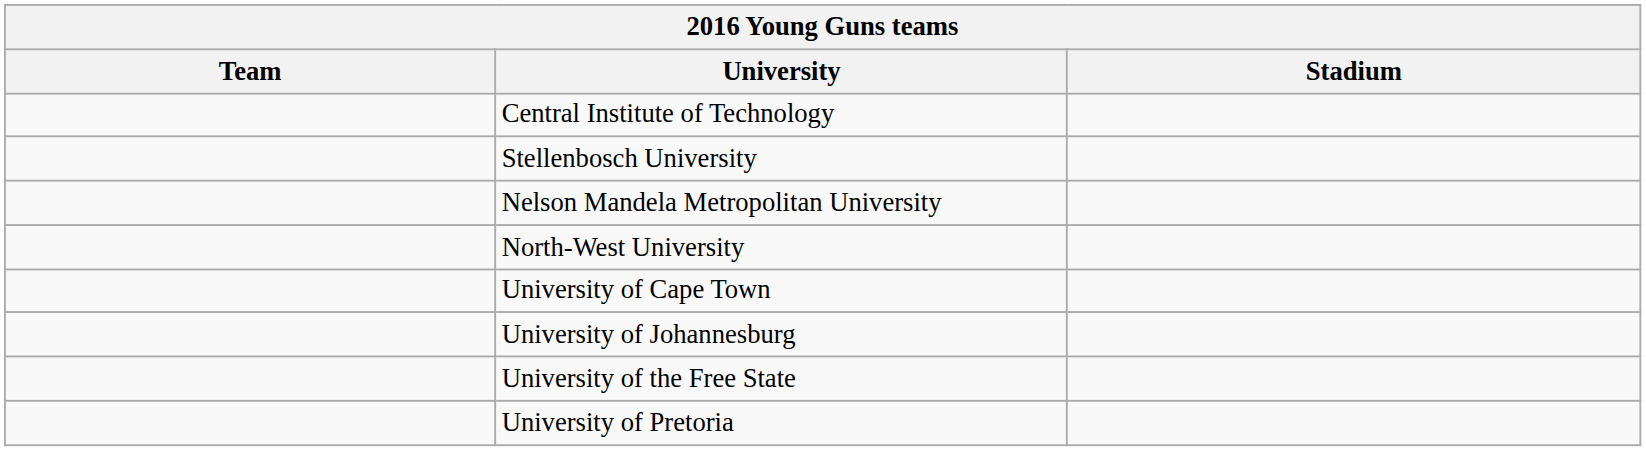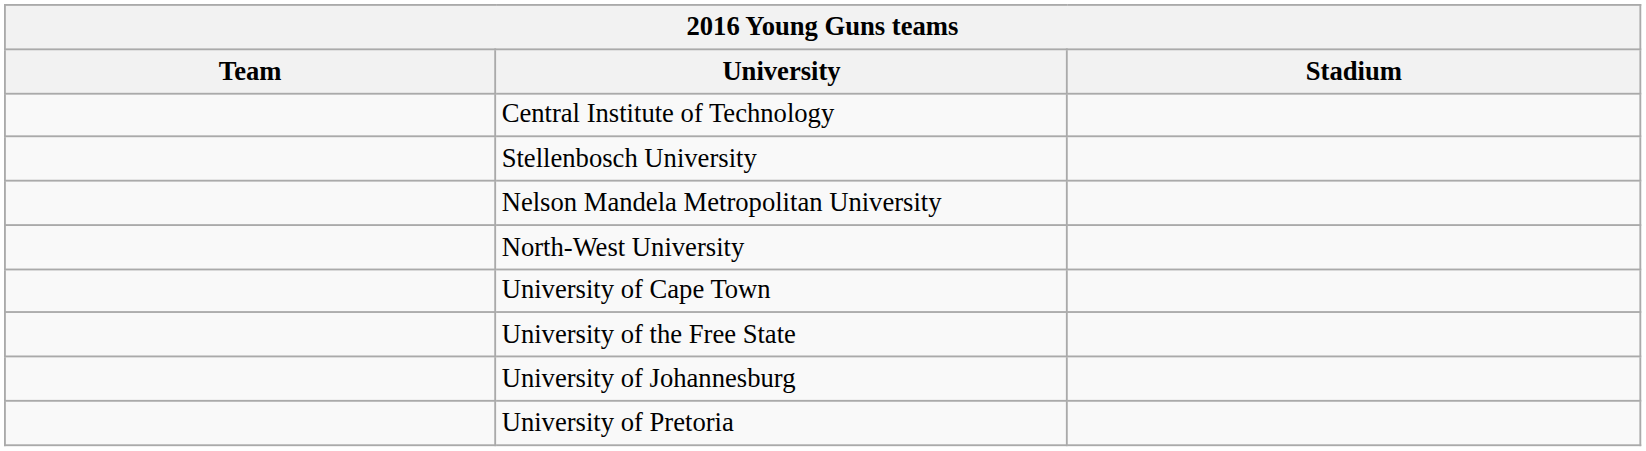rows swapped: (649, 378) <-> (649, 334)
